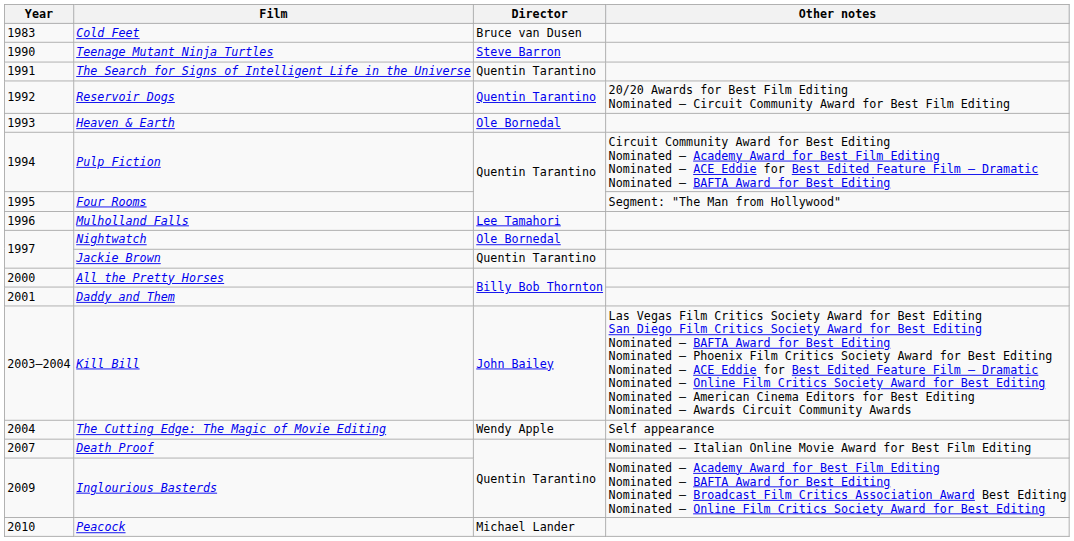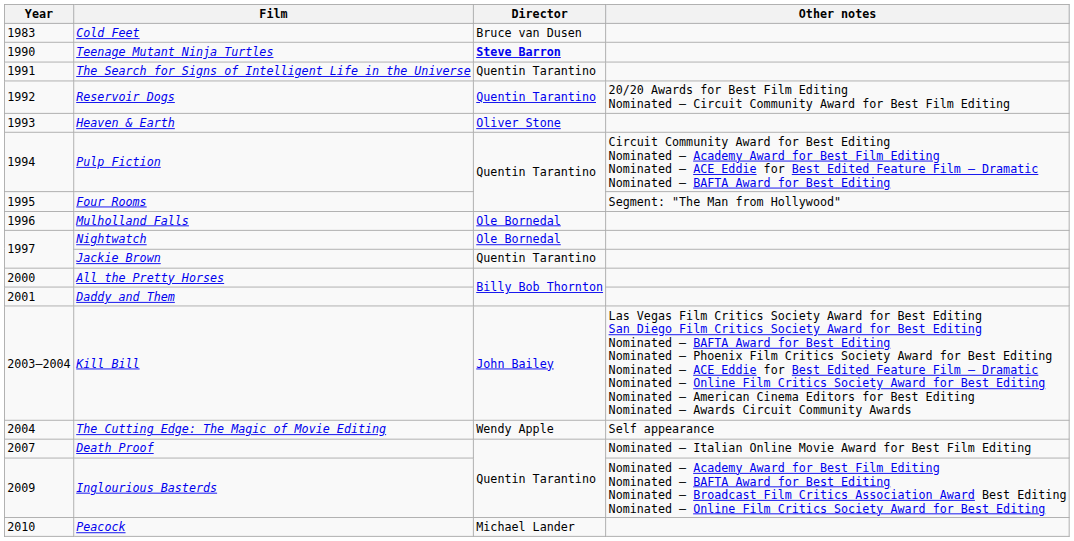(519, 52) normal -> (519, 52) bold
(519, 123) Ole Bornedal -> (519, 123) Oliver Stone
(519, 221) Lee Tamahori -> (519, 221) Ole Bornedal
